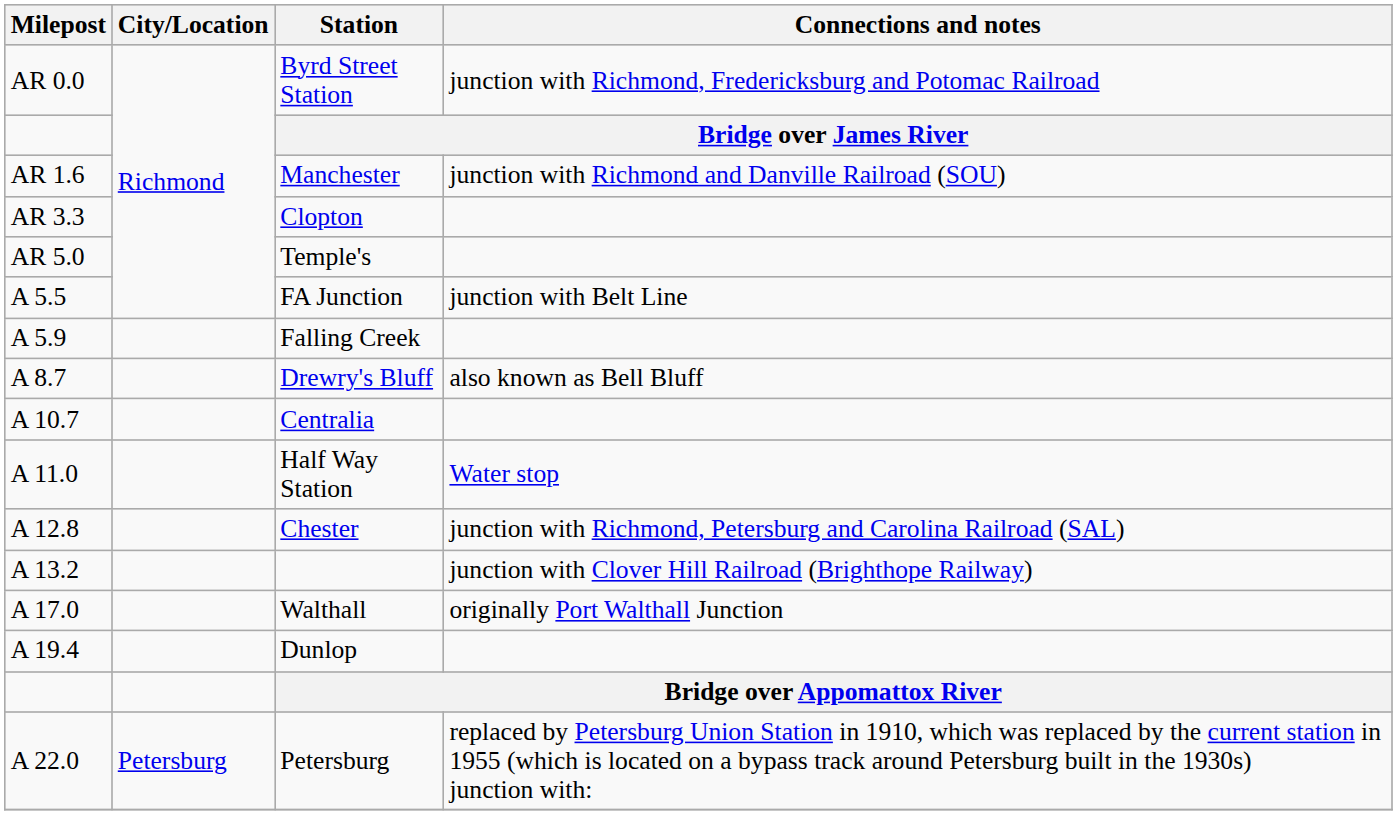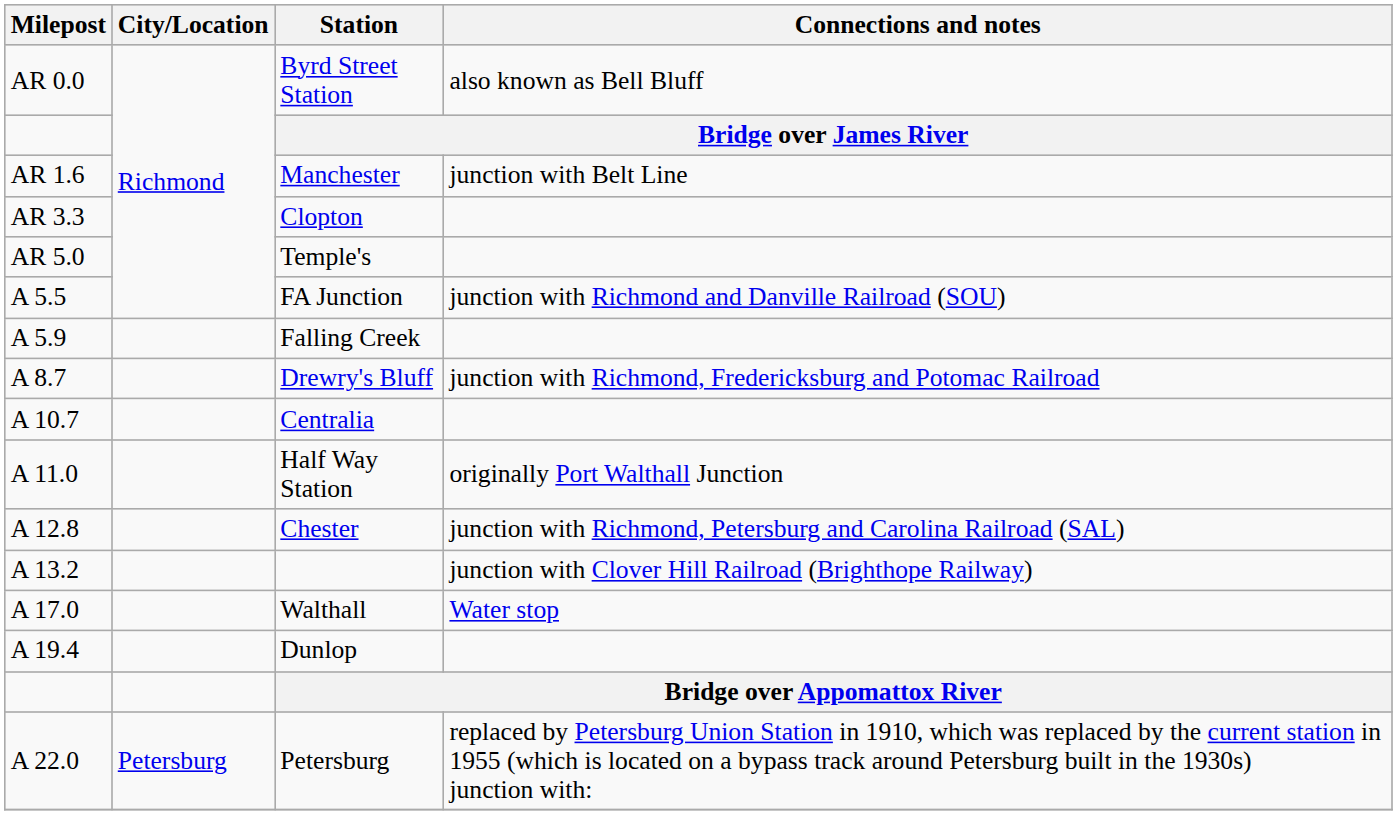(774, 79) junction with Richmond, Fredericksburg and Potomac Railroad -> (576, 79) also known as Bell Bluff
(727, 175) junction with Richmond and Danville Railroad (SOU) -> (569, 175) junction with Belt Line
(569, 297) junction with Belt Line -> (727, 297) junction with Richmond and Danville Railroad (SOU)
(576, 378) also known as Bell Bluff -> (774, 378) junction with Richmond, Fredericksburg and Potomac Railroad
(504, 474) Water stop -> (616, 474) originally Port Walthall Junction
(616, 610) originally Port Walthall Junction -> (504, 610) Water stop
